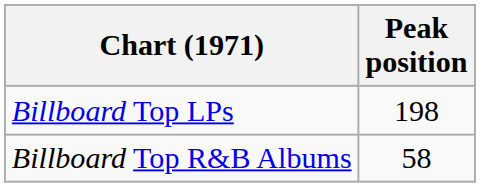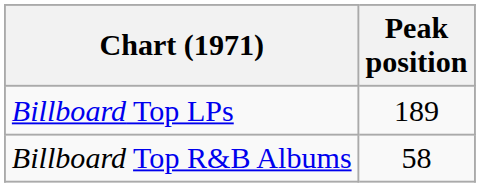(416, 109) 198 -> (416, 109) 189
